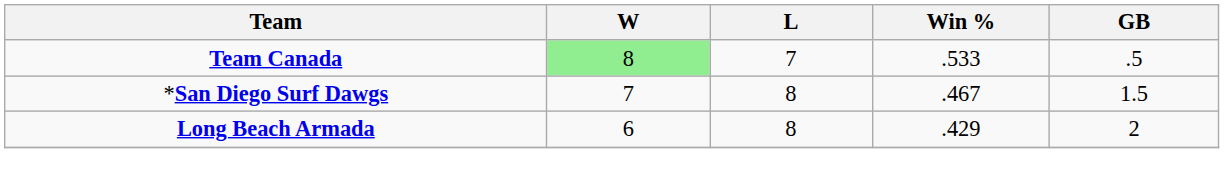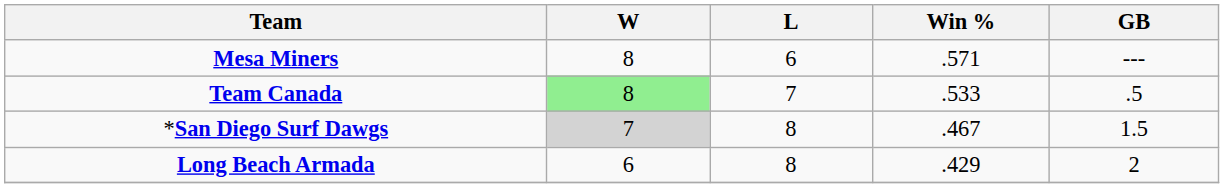+ row: (276, 57)
(628, 93) no background -> (628, 128) lightgrey background
